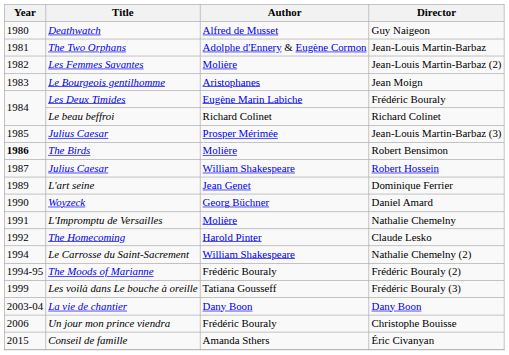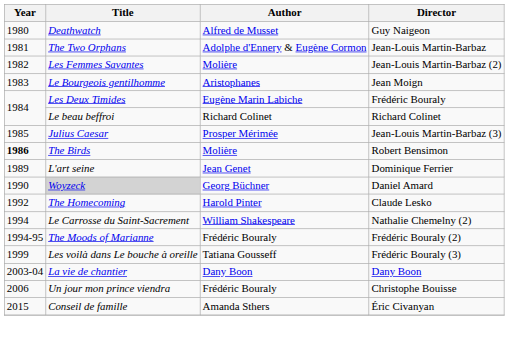- row: (405, 168)
(67, 202) no background -> (67, 185) lightgrey background
- row: (414, 220)
